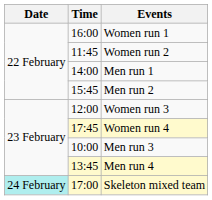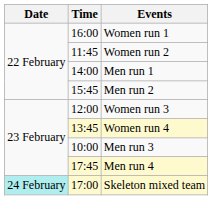(85, 128) 17:45 -> (85, 128) 13:45
(85, 166) 13:45 -> (85, 166) 17:45
